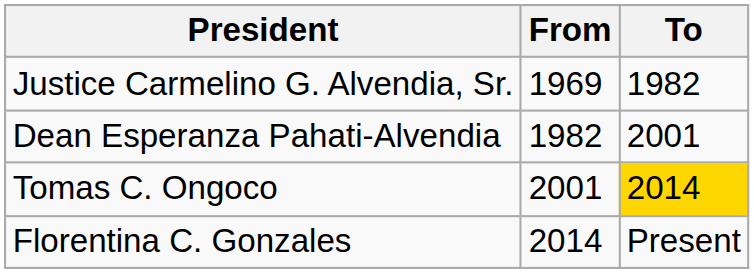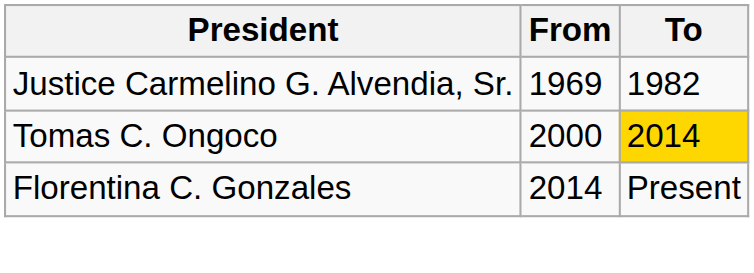- row: (257, 135)
(565, 188) 2001 -> (565, 135) 2000
